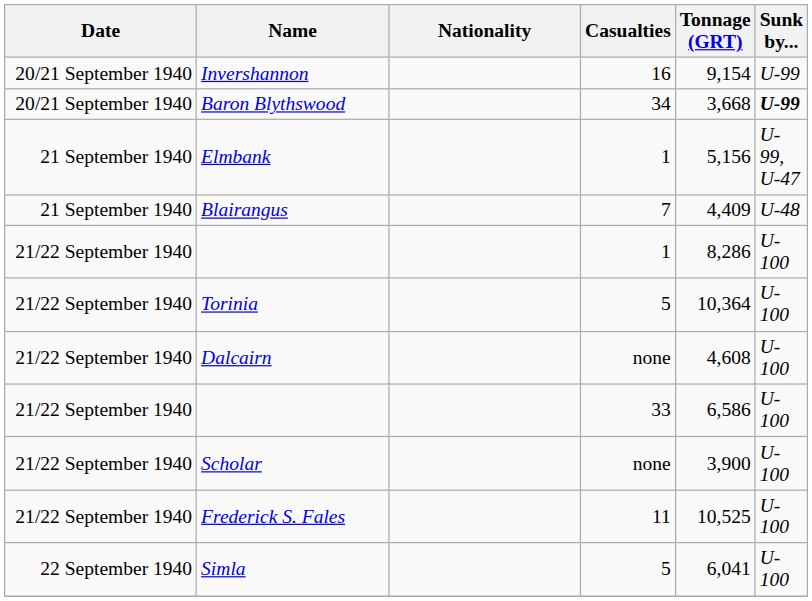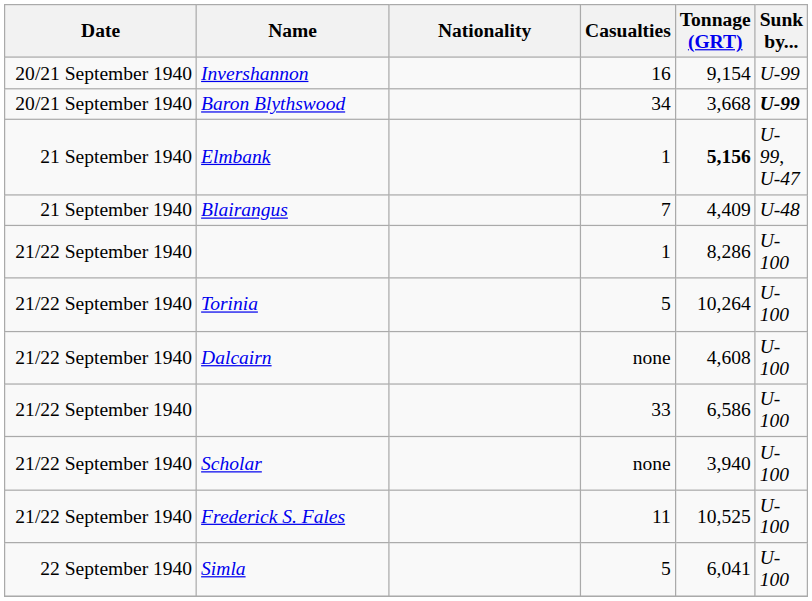(729, 156) normal -> (729, 156) bold
(724, 304) 10,364 -> (724, 304) 10,264
(729, 463) 3,900 -> (729, 463) 3,940
